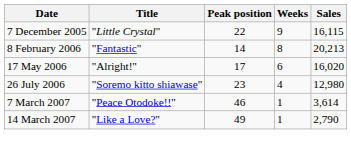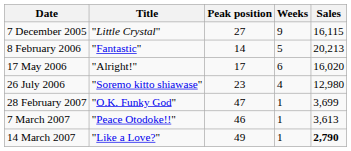(240, 31) 22 -> (240, 31) 27
(280, 48) 8 -> (280, 48) 5
+ row: (47, 102)
(326, 102) 3,614 -> (326, 119) 3,613
(326, 119) normal -> (326, 137) bold
